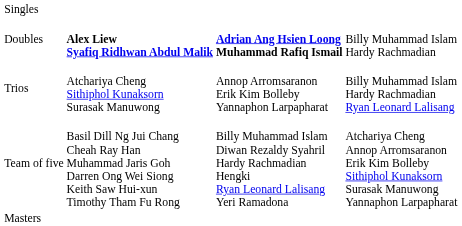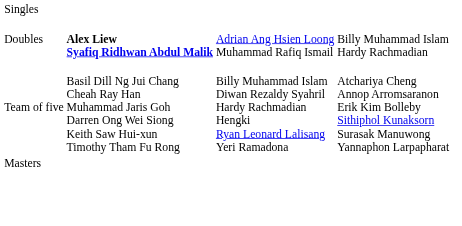(279, 45) bold -> (275, 45) normal
- row: (16, 88)
